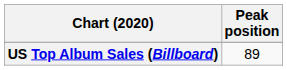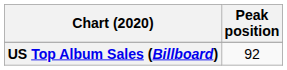(252, 53) 89 -> (252, 53) 92
